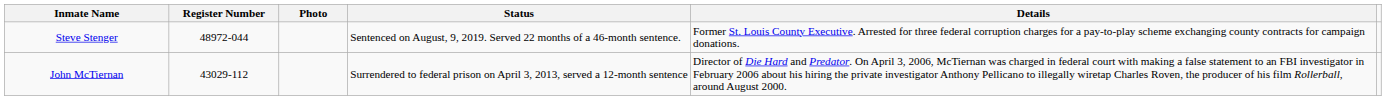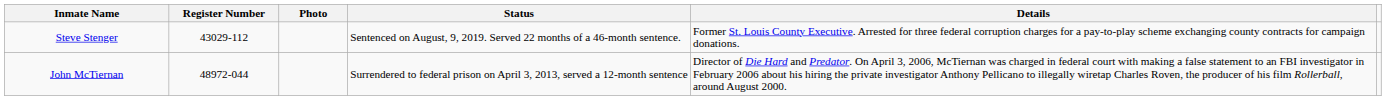(224, 37) 48972-044 -> (224, 37) 43029-112
(224, 74) 43029-112 -> (224, 74) 48972-044
